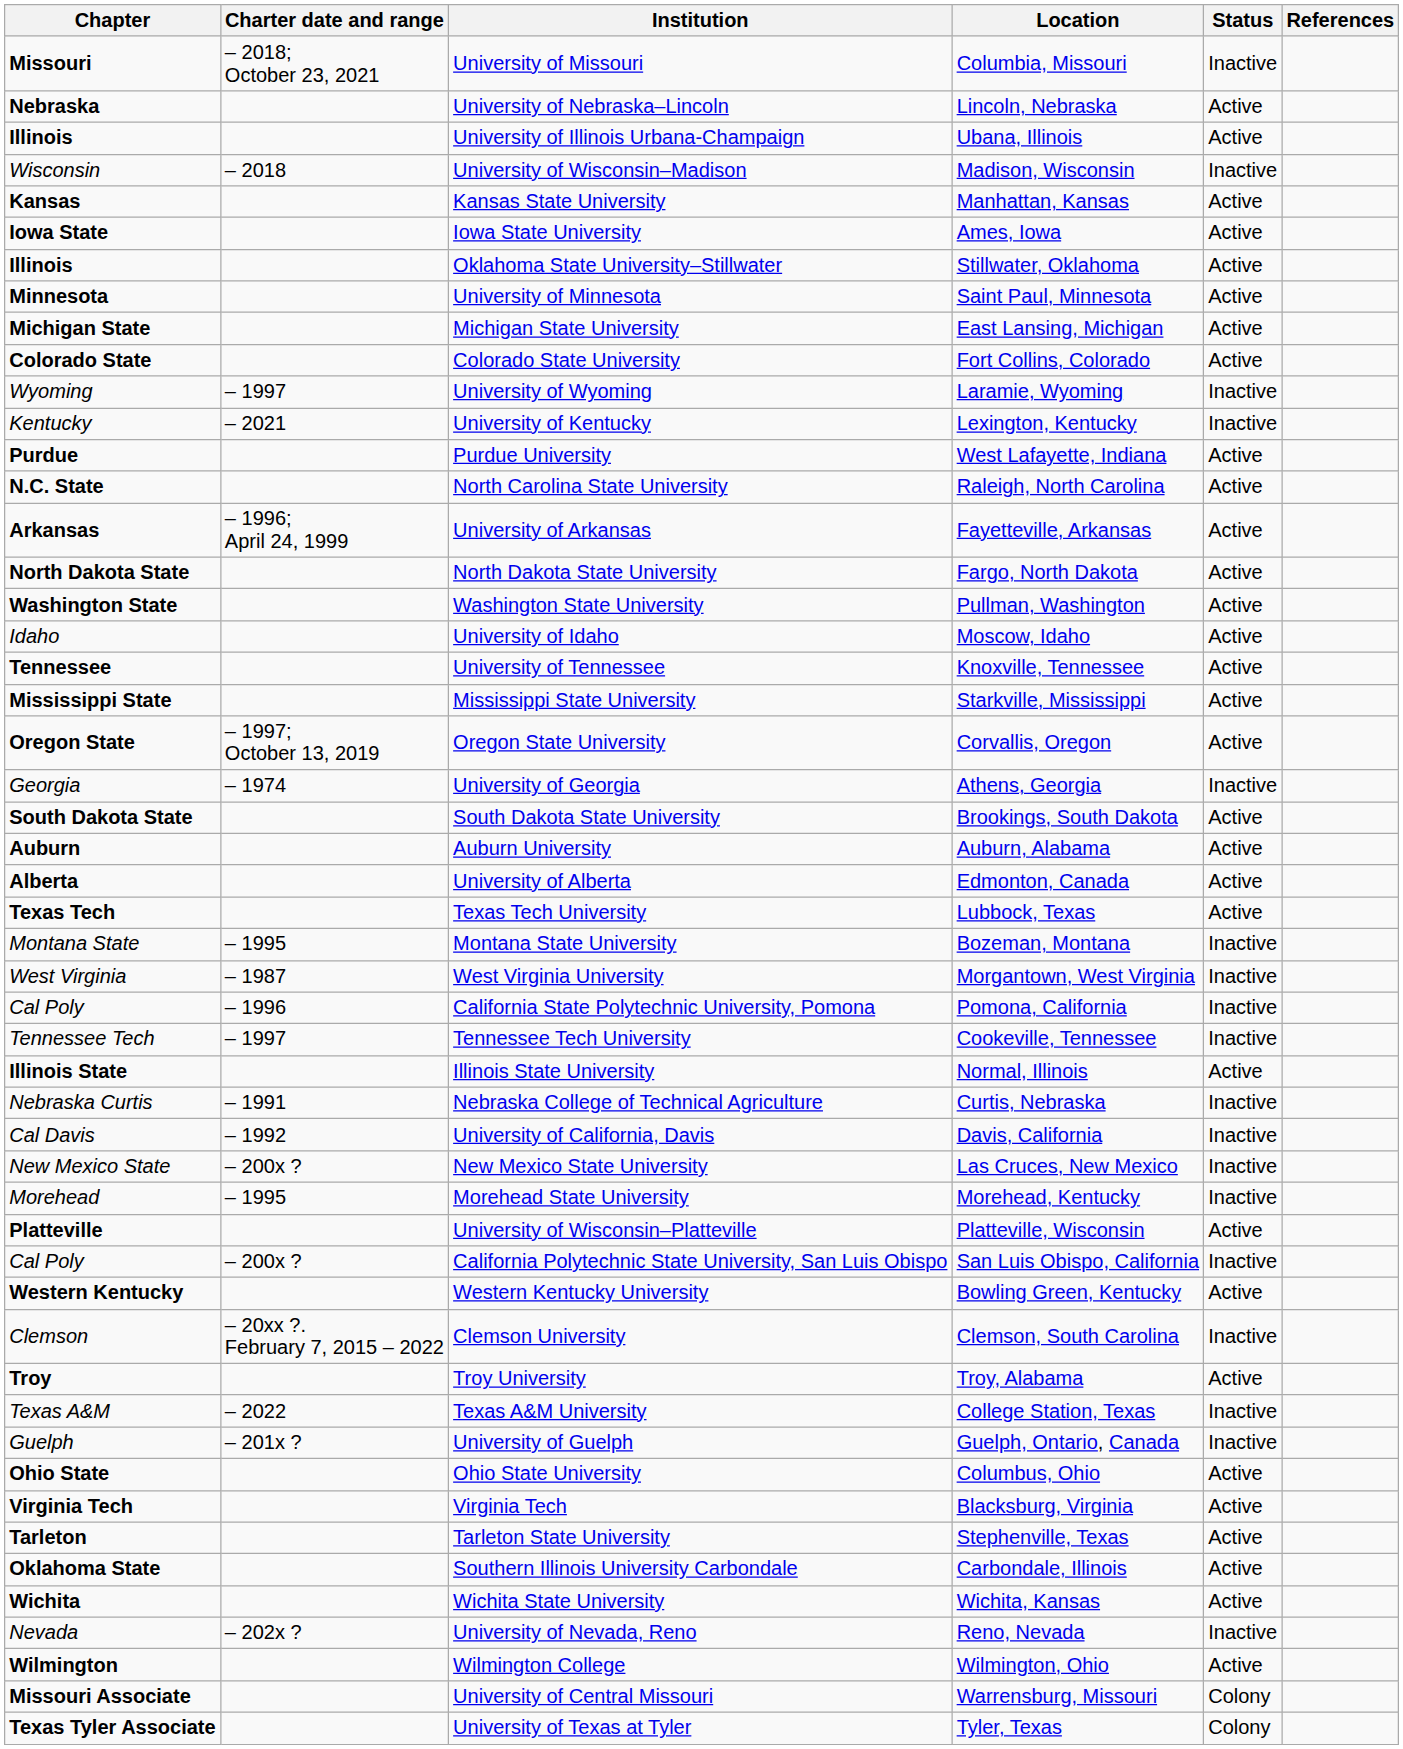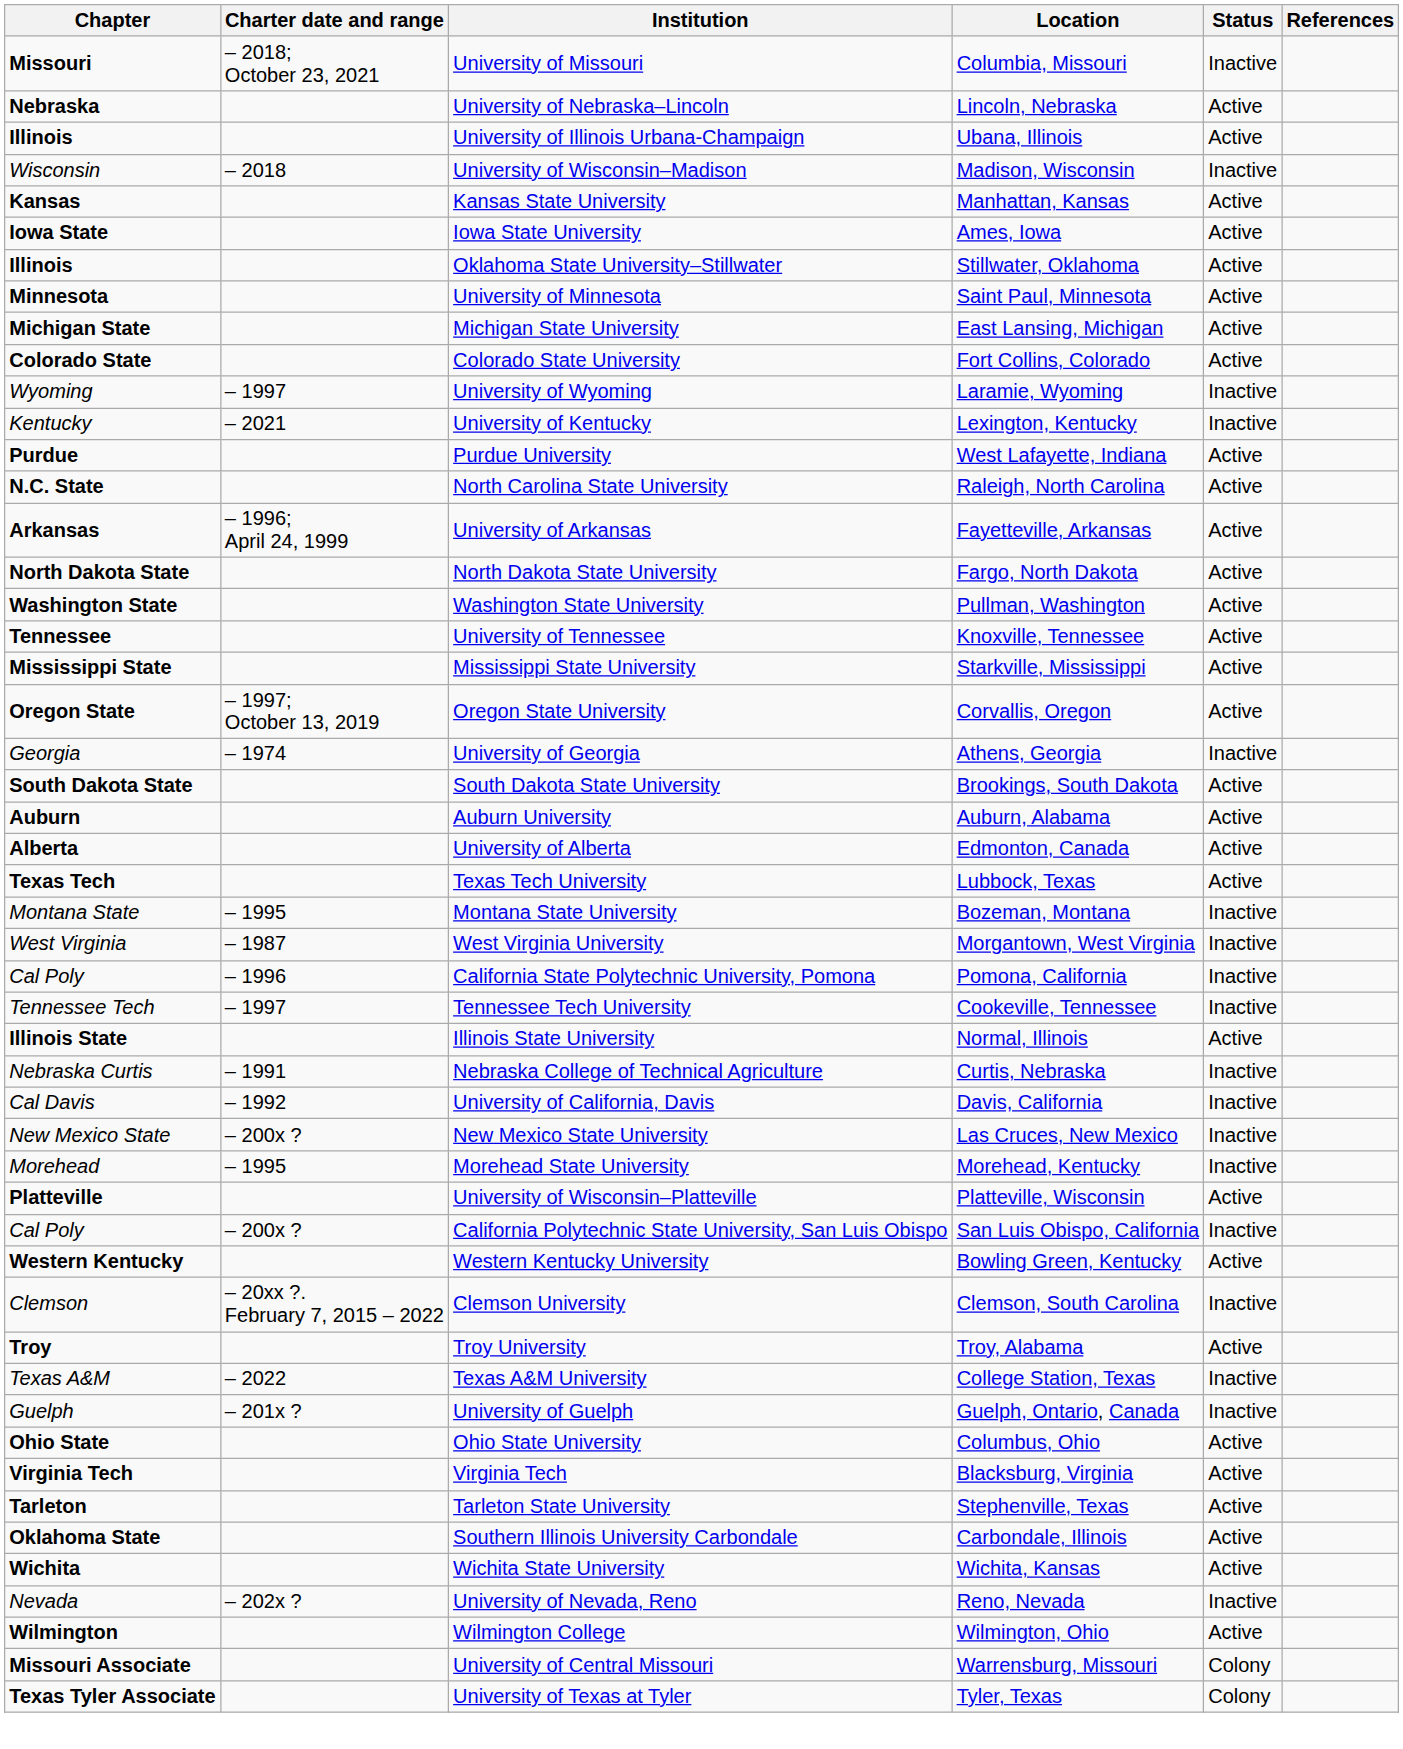- row: (536, 636)
